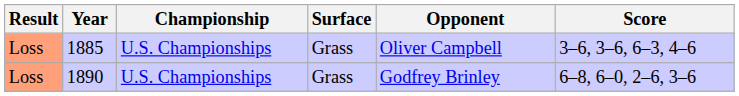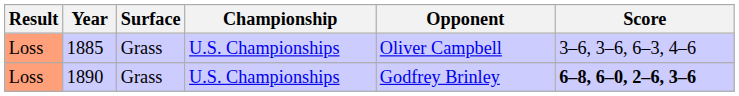columns swapped: (212, 18) <-> (342, 18)
(628, 76) normal -> (628, 76) bold
